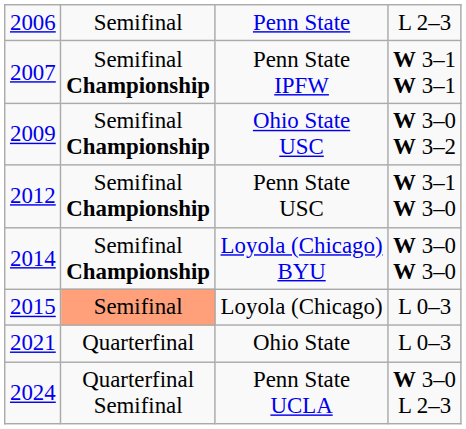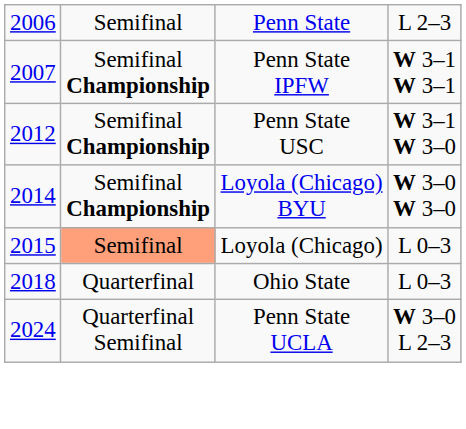- row: (302, 133)
(33, 343) 2021 -> (33, 281) 2018
